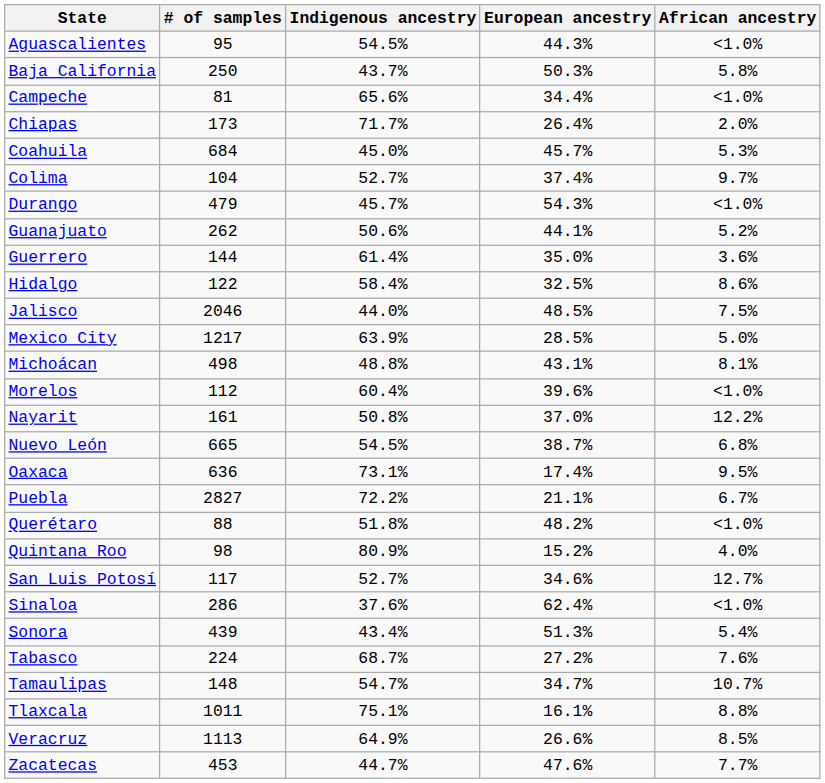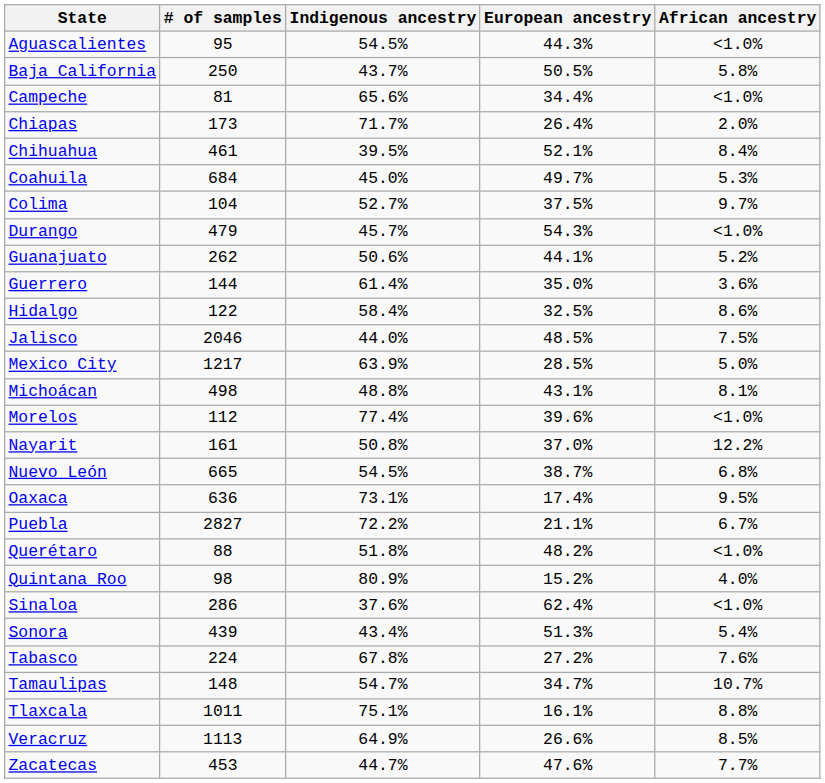(568, 71) 50.3% -> (568, 71) 50.5%
+ row: (53, 151)
(568, 151) 45.7% -> (568, 178) 49.7%
(568, 178) 37.4% -> (568, 205) 37.5%
(383, 392) 60.4% -> (383, 418) 77.4%
- row: (82, 579)
(383, 659) 68.7% -> (383, 659) 67.8%
